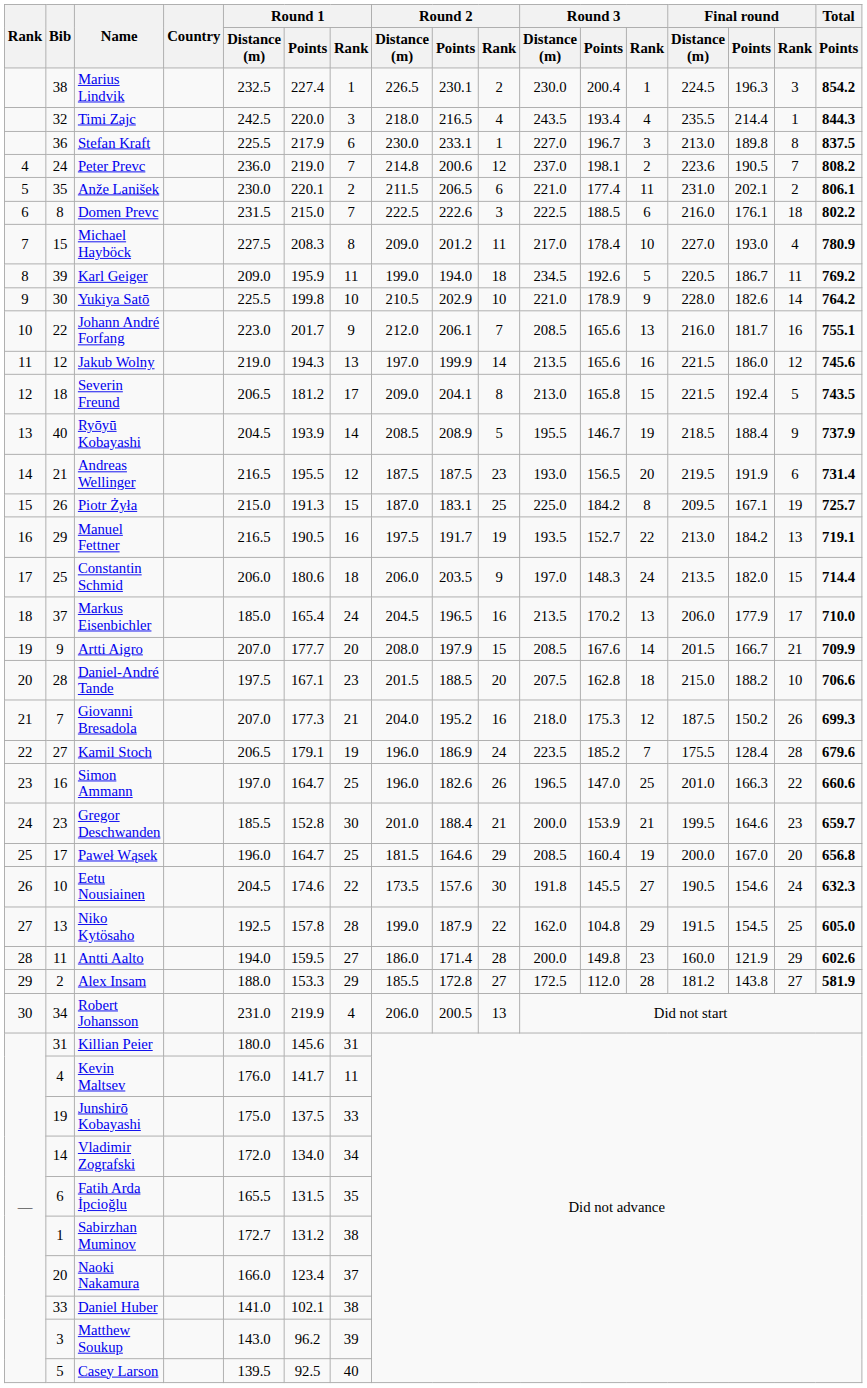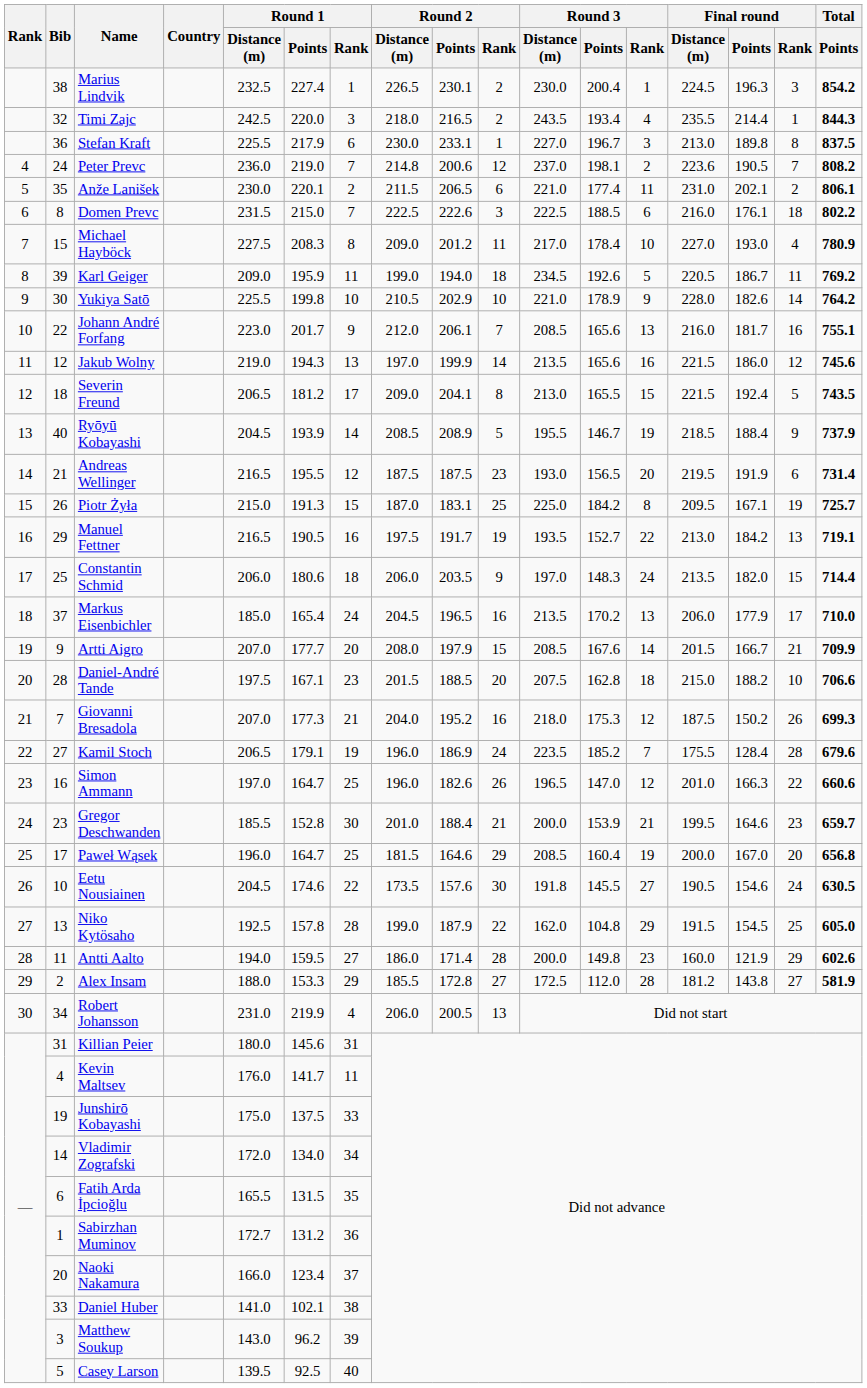(499, 119) 4 -> (499, 119) 2
(603, 394) 165.8 -> (603, 394) 165.5
(647, 783) 25 -> (647, 783) 12
(839, 886) 632.3 -> (839, 886) 630.5
(351, 1235) 38 -> (351, 1235) 36
